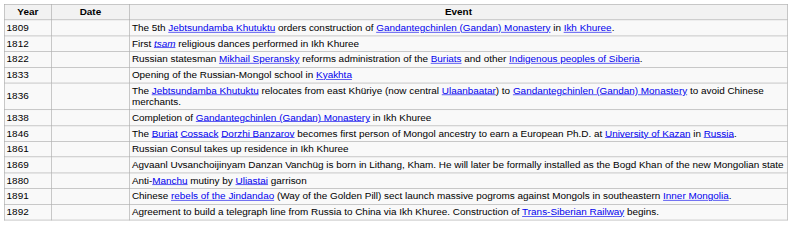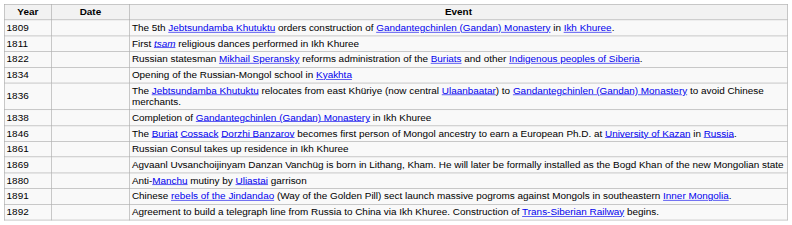(18, 43) 1812 -> (17, 43) 1811
(18, 75) 1833 -> (18, 75) 1834
